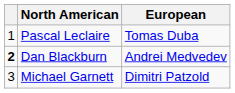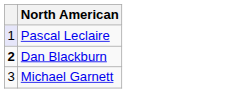- column: (176, 14)
(11, 35) no background -> (11, 35) lavender background
